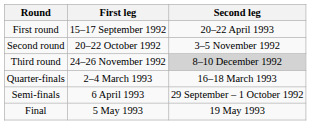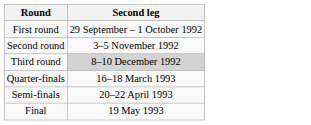- column: (118, 12)
(237, 29) 20–22 April 1993 -> (136, 29) 29 September – 1 October 1992
(237, 95) 29 September – 1 October 1992 -> (136, 95) 20–22 April 1993
